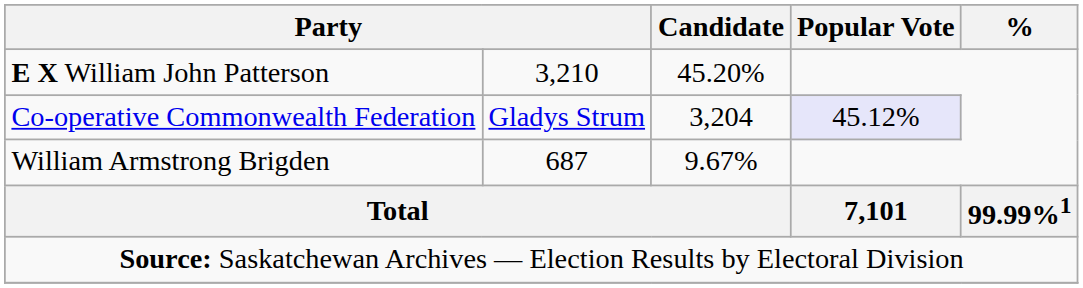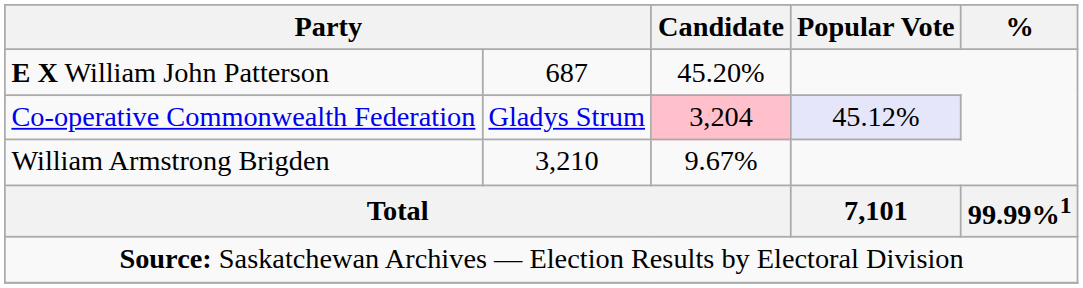(567, 71) 3,210 -> (567, 71) 687
(721, 116) no background -> (721, 116) pink background
(567, 161) 687 -> (567, 161) 3,210
